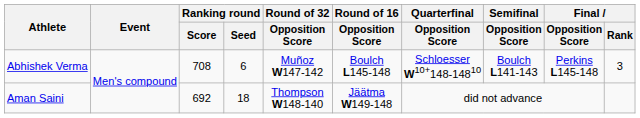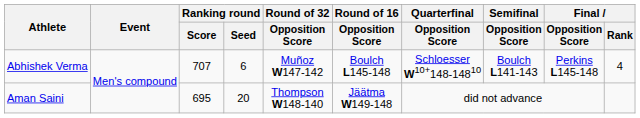(202, 67) 708 -> (202, 67) 707
(620, 67) 3 -> (620, 67) 4
(202, 98) 692 -> (202, 98) 695
(243, 98) 18 -> (243, 98) 20
